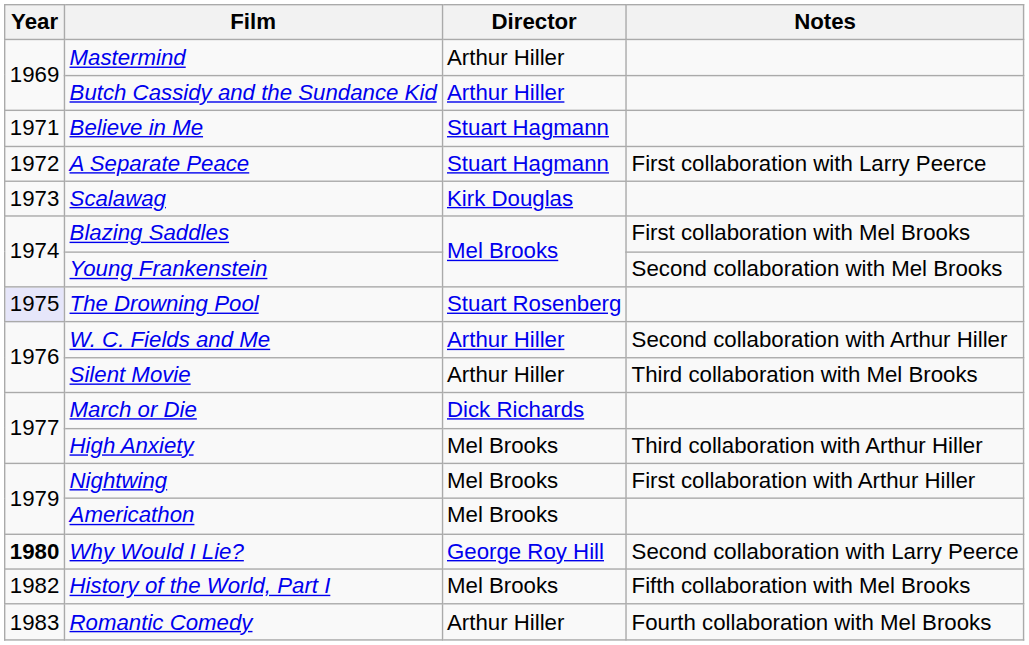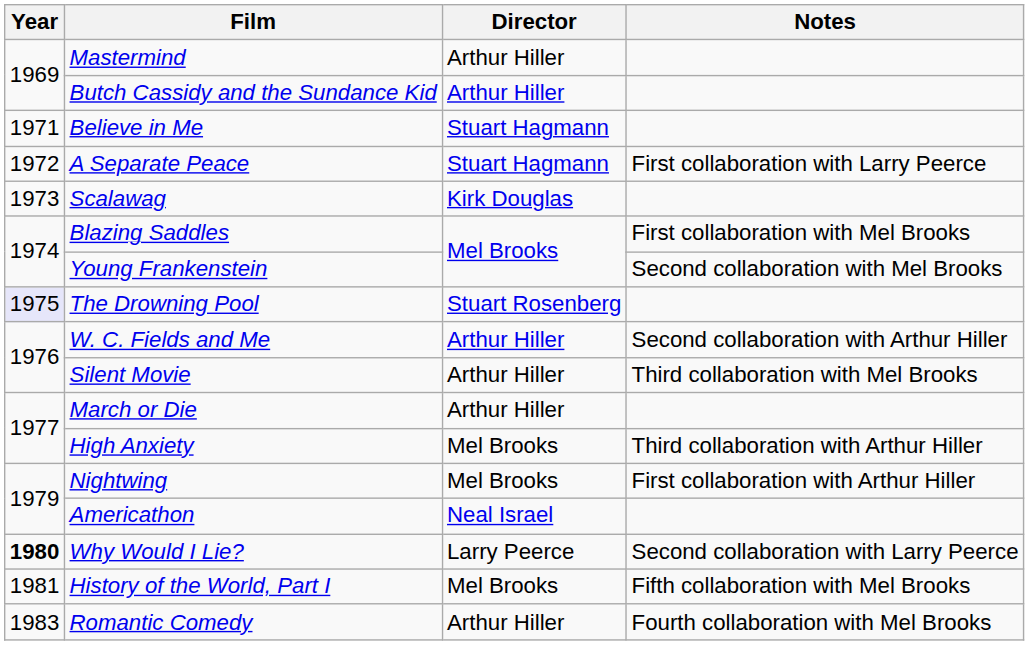(516, 410) Dick Richards -> (506, 410) Arthur Hiller
(503, 515) Mel Brooks -> (500, 515) Neal Israel
(525, 551) George Roy Hill -> (511, 551) Larry Peerce
(35, 586) 1982 -> (35, 586) 1981
